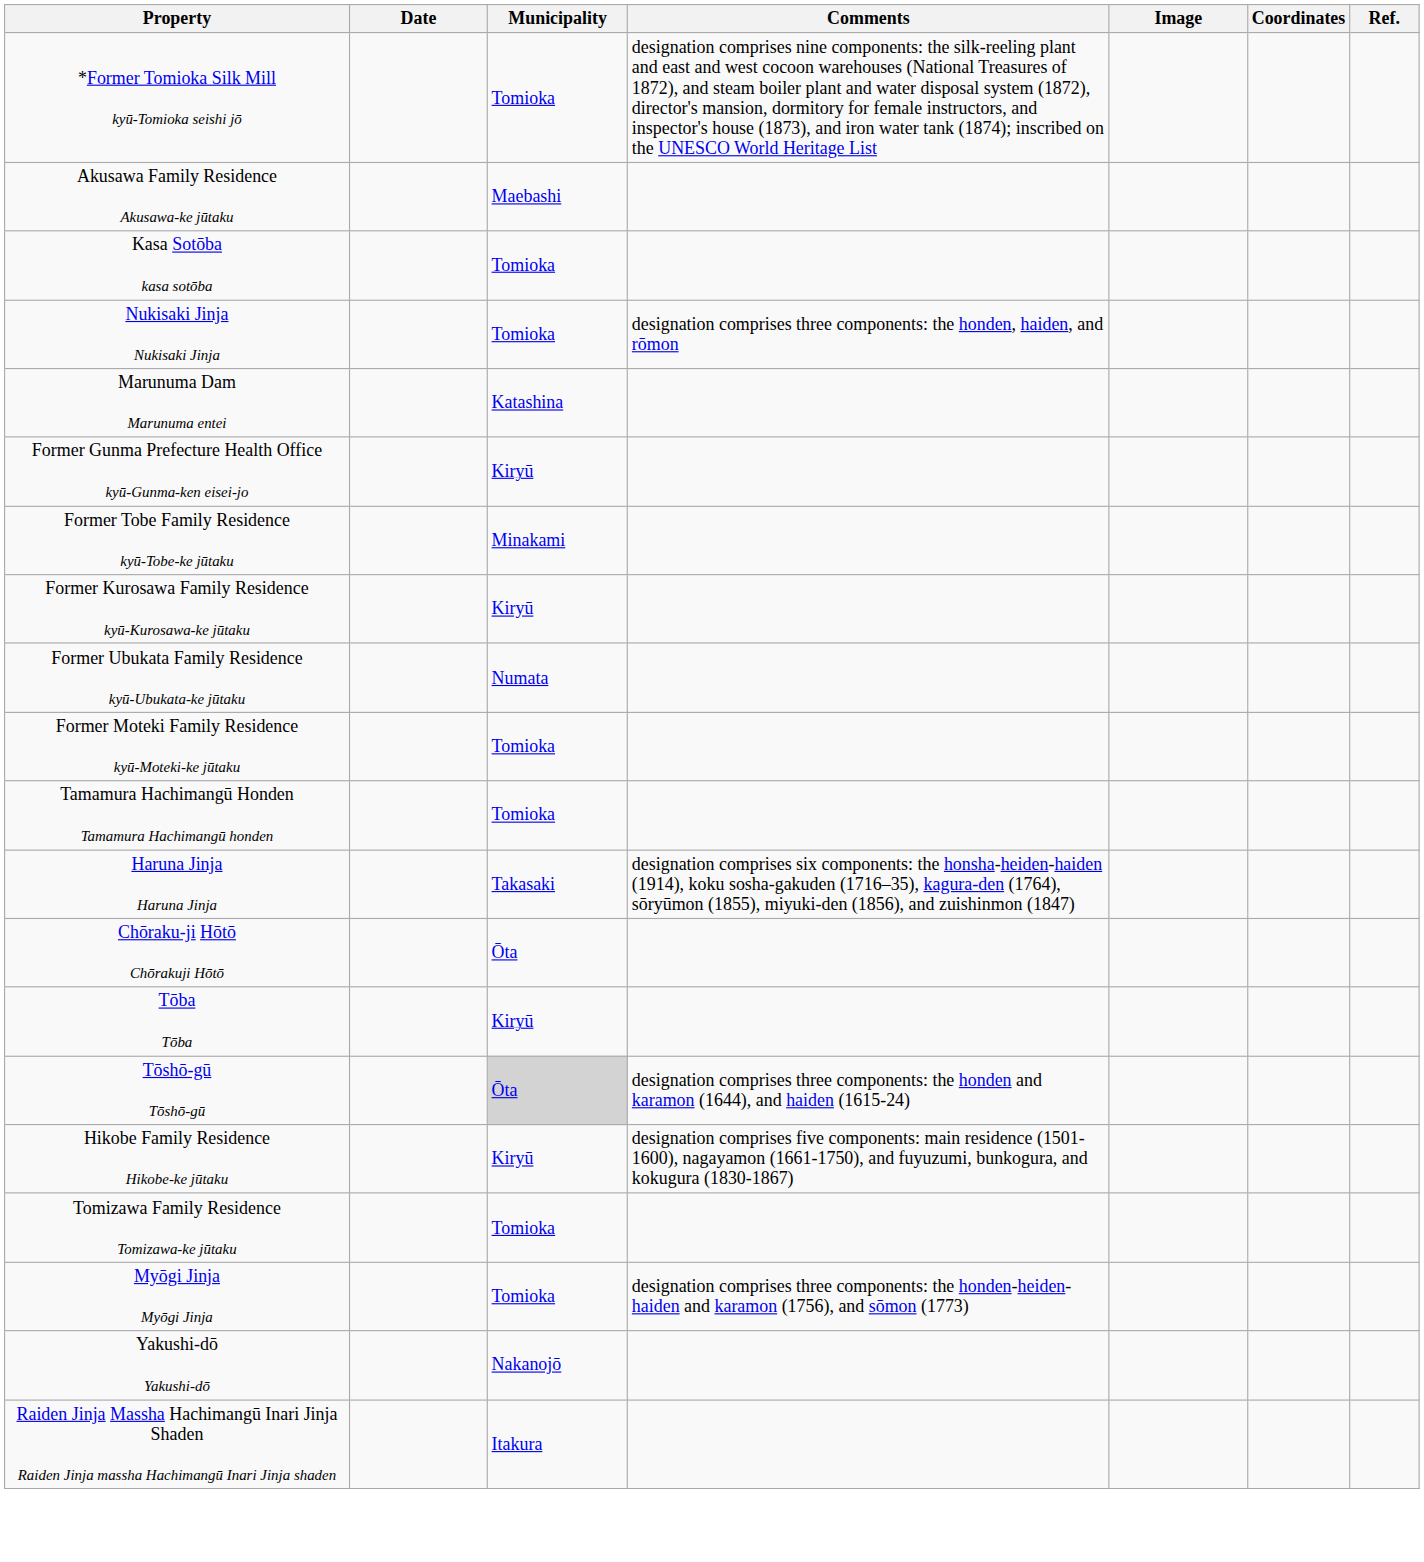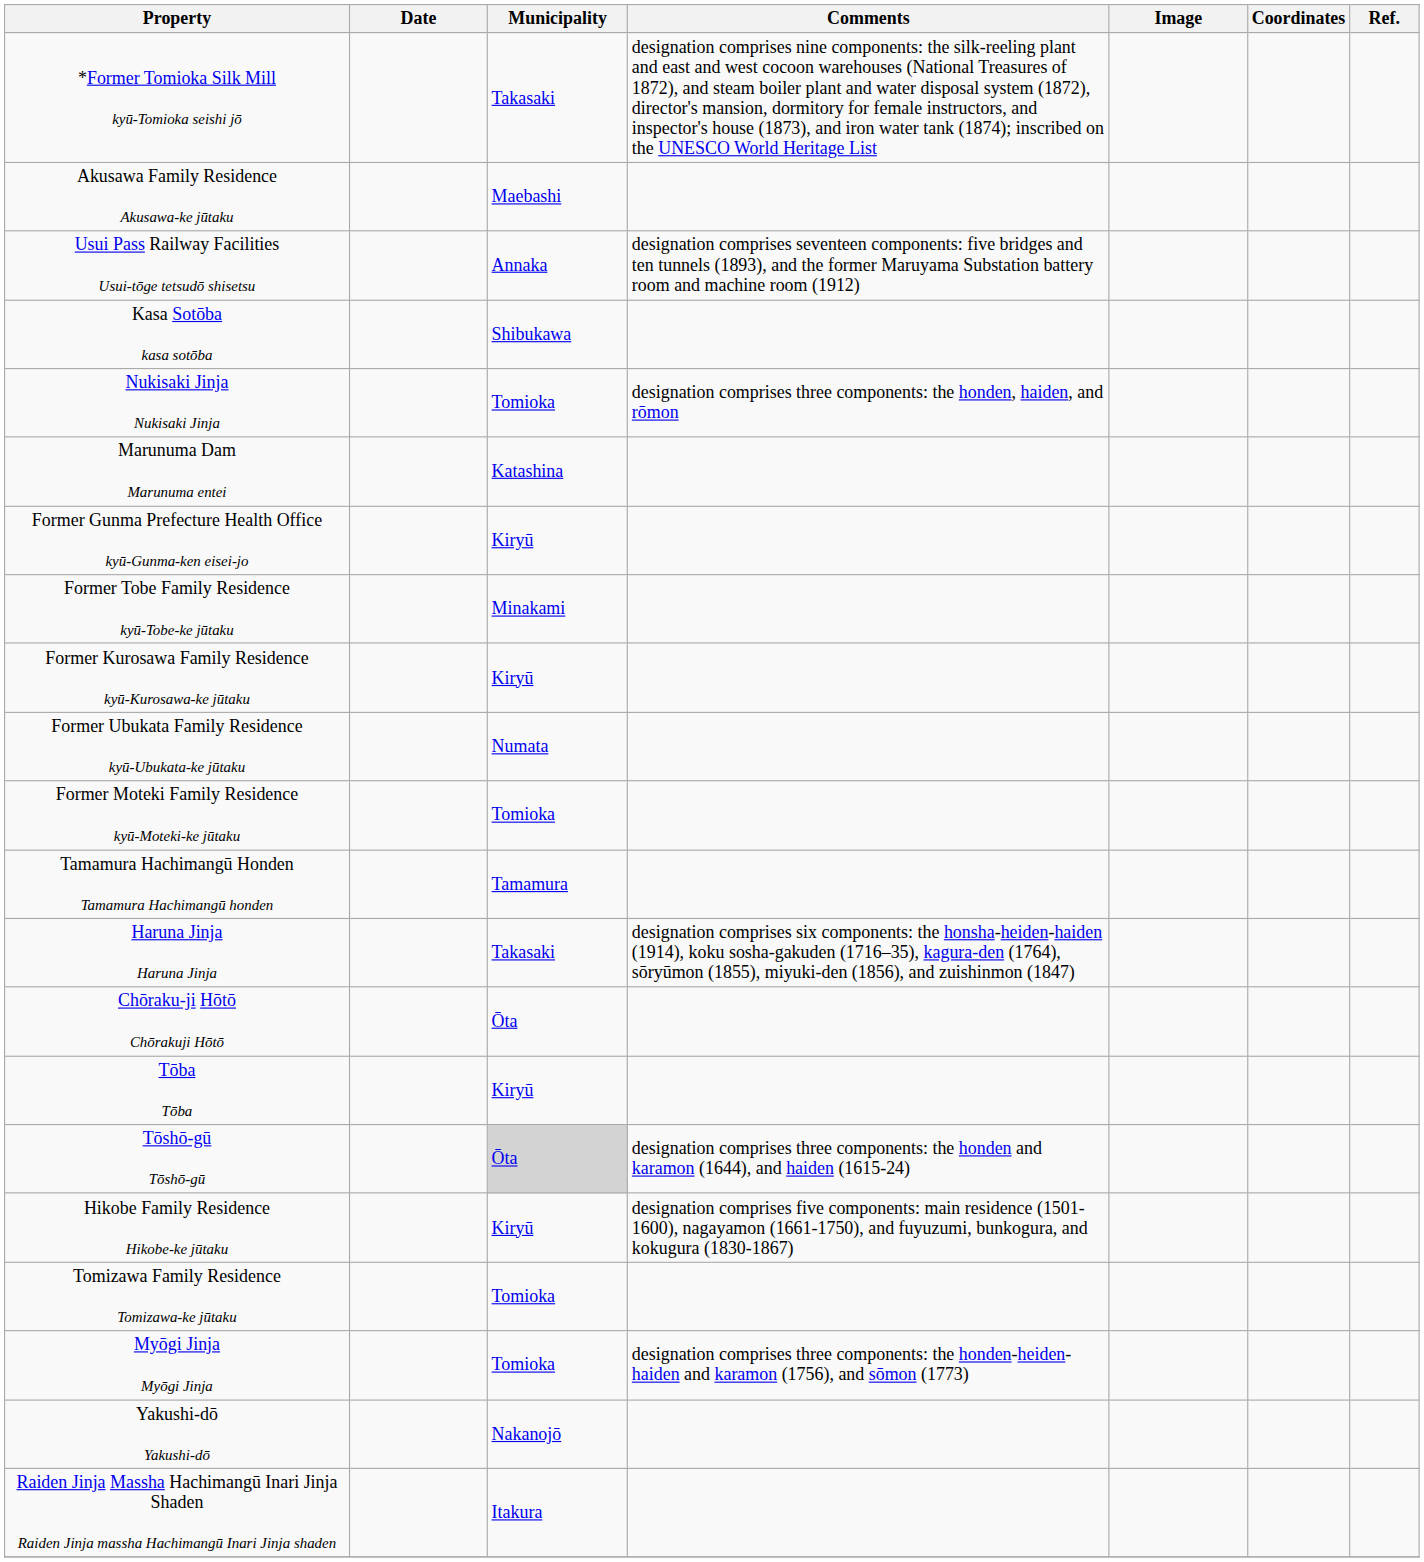(523, 97) Tomioka -> (523, 97) Takasaki
+ row: (177, 265)
(523, 265) Tomioka -> (531, 333) Shibukawa
(523, 815) Tomioka -> (530, 883) Tamamura
